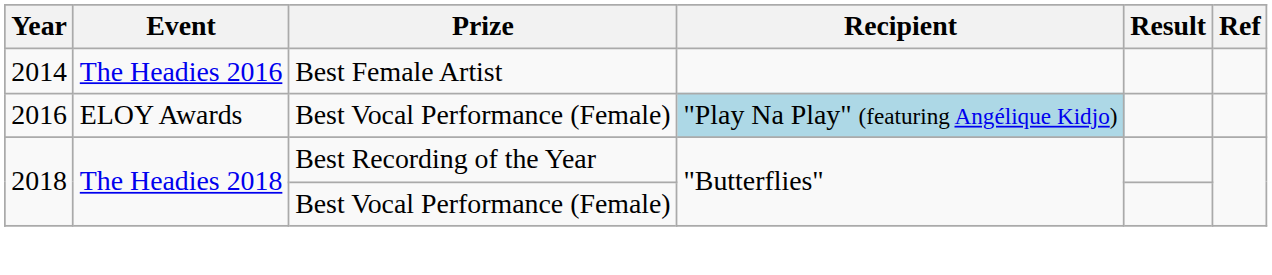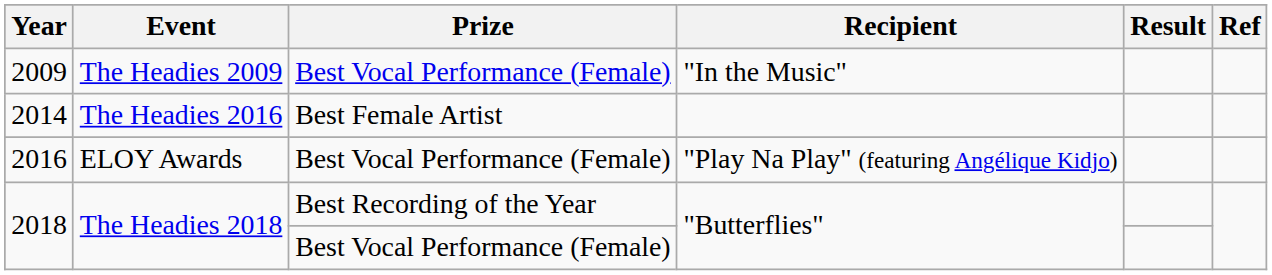+ row: (39, 70)
(900, 114) lightblue background -> (900, 159) no background
